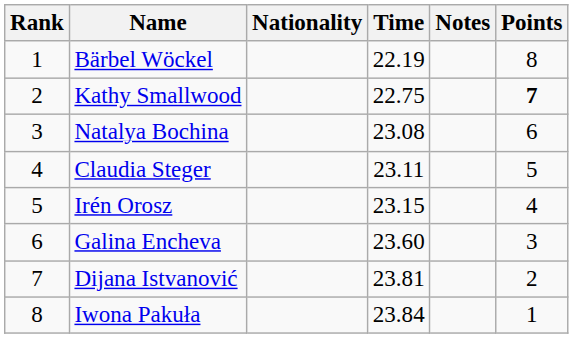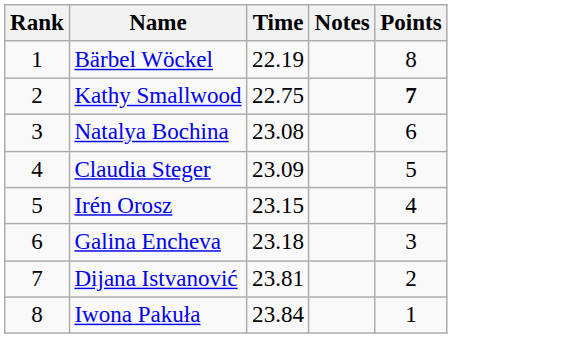- column: (307, 22)
(399, 168) 23.11 -> (278, 168) 23.09
(399, 242) 23.60 -> (278, 242) 23.18
